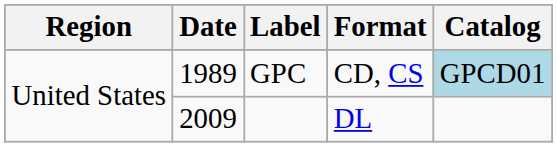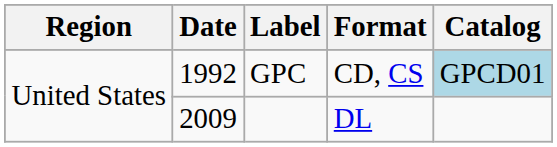(208, 73) 1989 -> (208, 73) 1992
